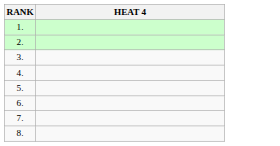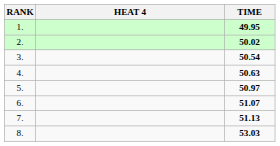+ column: (250, 12)
